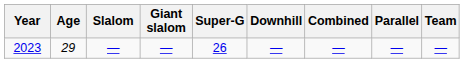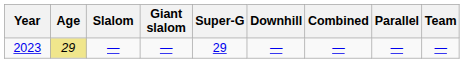(68, 48) no background -> (68, 48) khaki background
(220, 48) 26 -> (220, 48) 29
